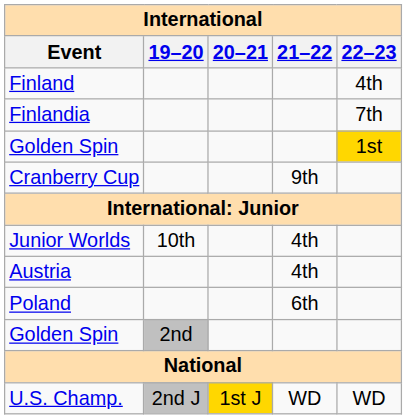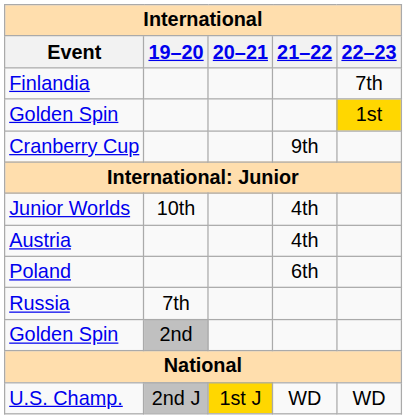- row: (42, 83)
+ row: (40, 303)
